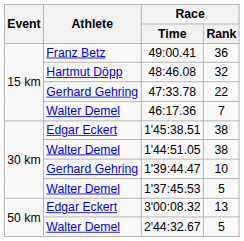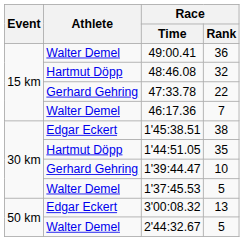(76, 53) Franz Betz -> (83, 53) Walter Demel
(83, 150) Walter Demel -> (84, 150) Hartmut Döpp
(221, 150) 38 -> (221, 150) 35
